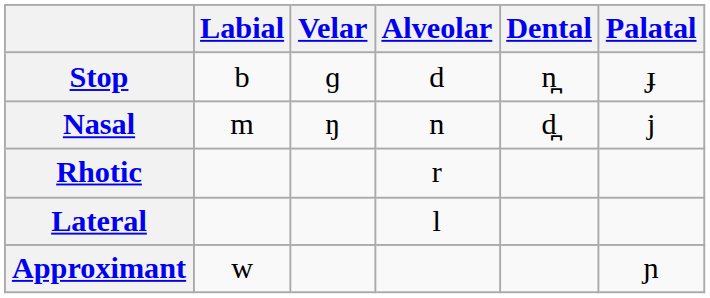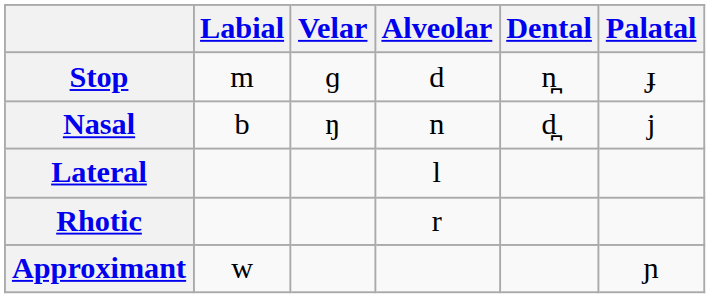(242, 76) b -> (242, 76) m
(242, 124) m -> (242, 124) b
rows swapped: (99, 220) <-> (99, 172)
